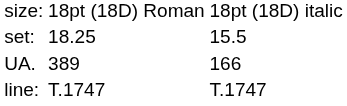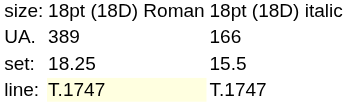rows swapped: (20, 63) <-> (20, 37)
(77, 89) no background -> (77, 89) lightyellow background
